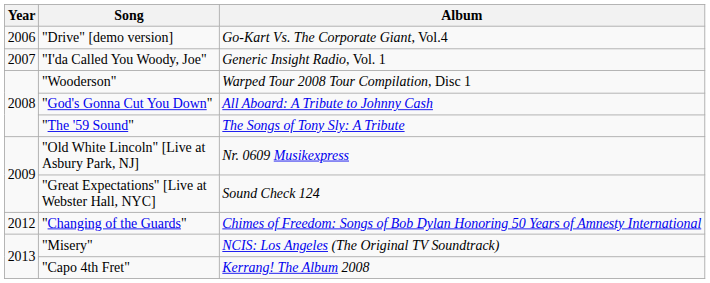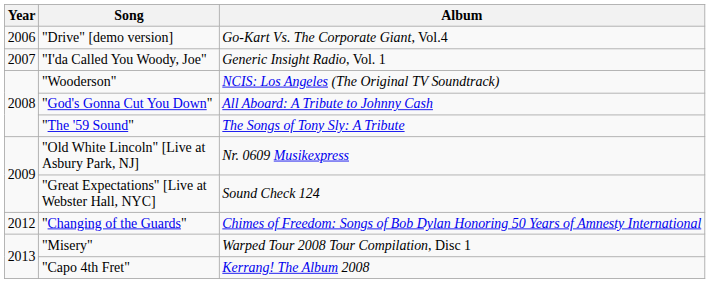(347, 81) Warped Tour 2008 Tour Compilation, Disc 1 -> (361, 81) NCIS: Los Angeles (The Original TV Soundtrack)
(361, 245) NCIS: Los Angeles (The Original TV Soundtrack) -> (347, 245) Warped Tour 2008 Tour Compilation, Disc 1
